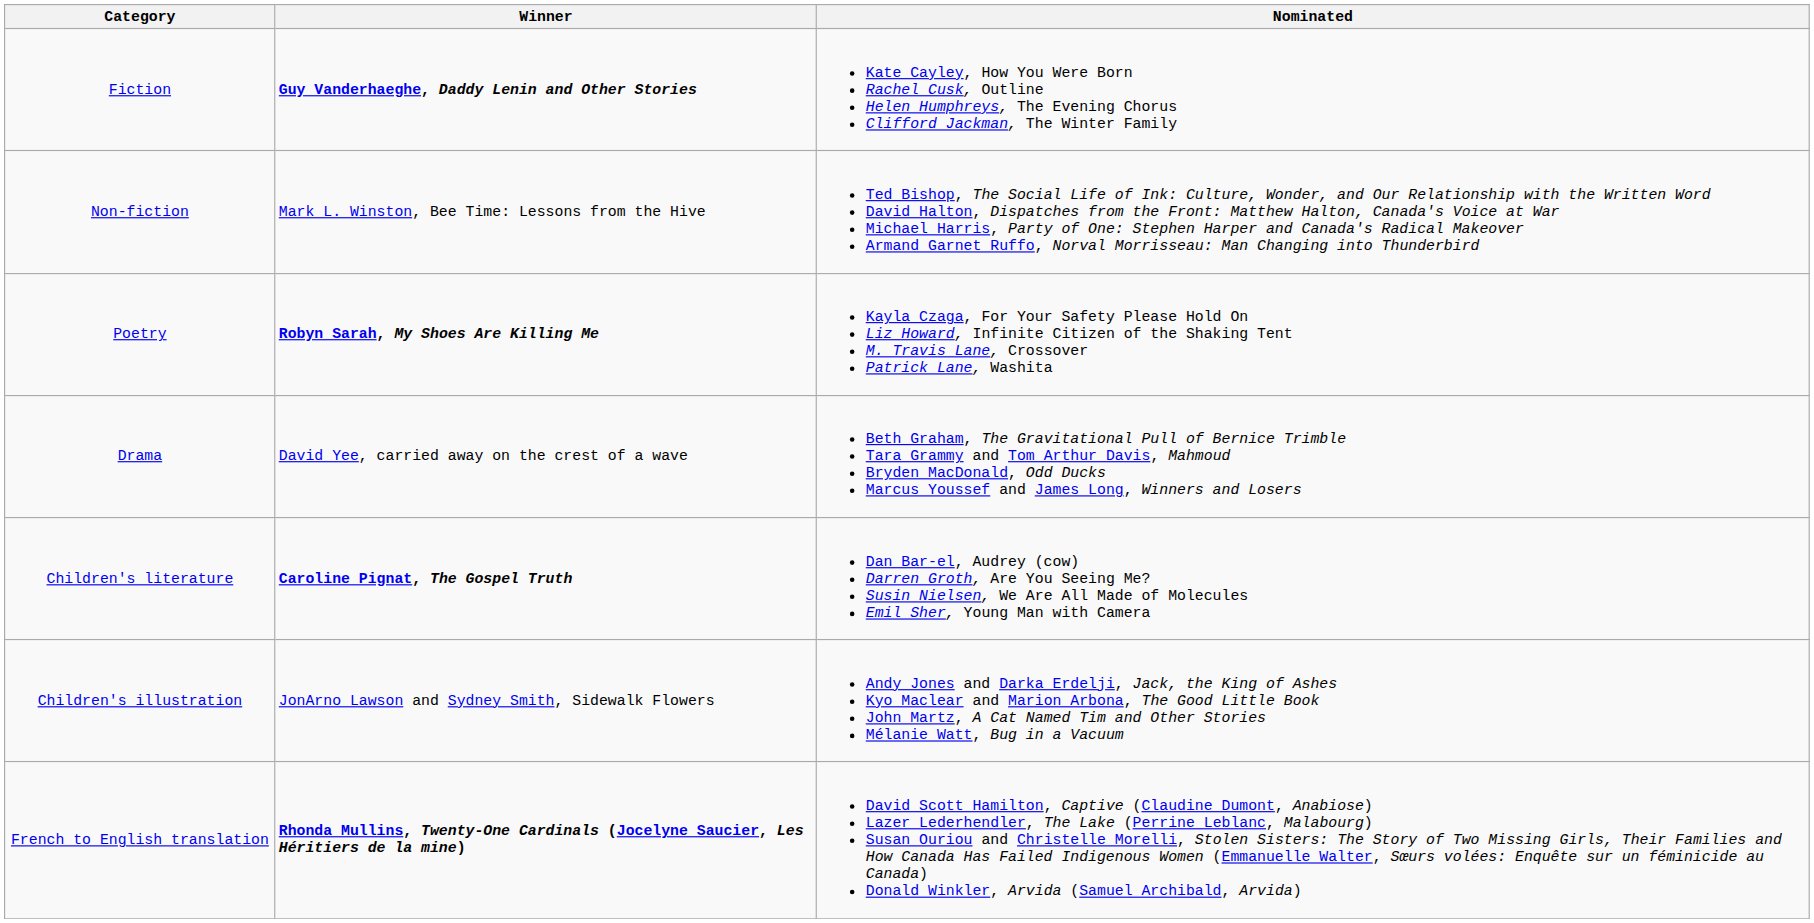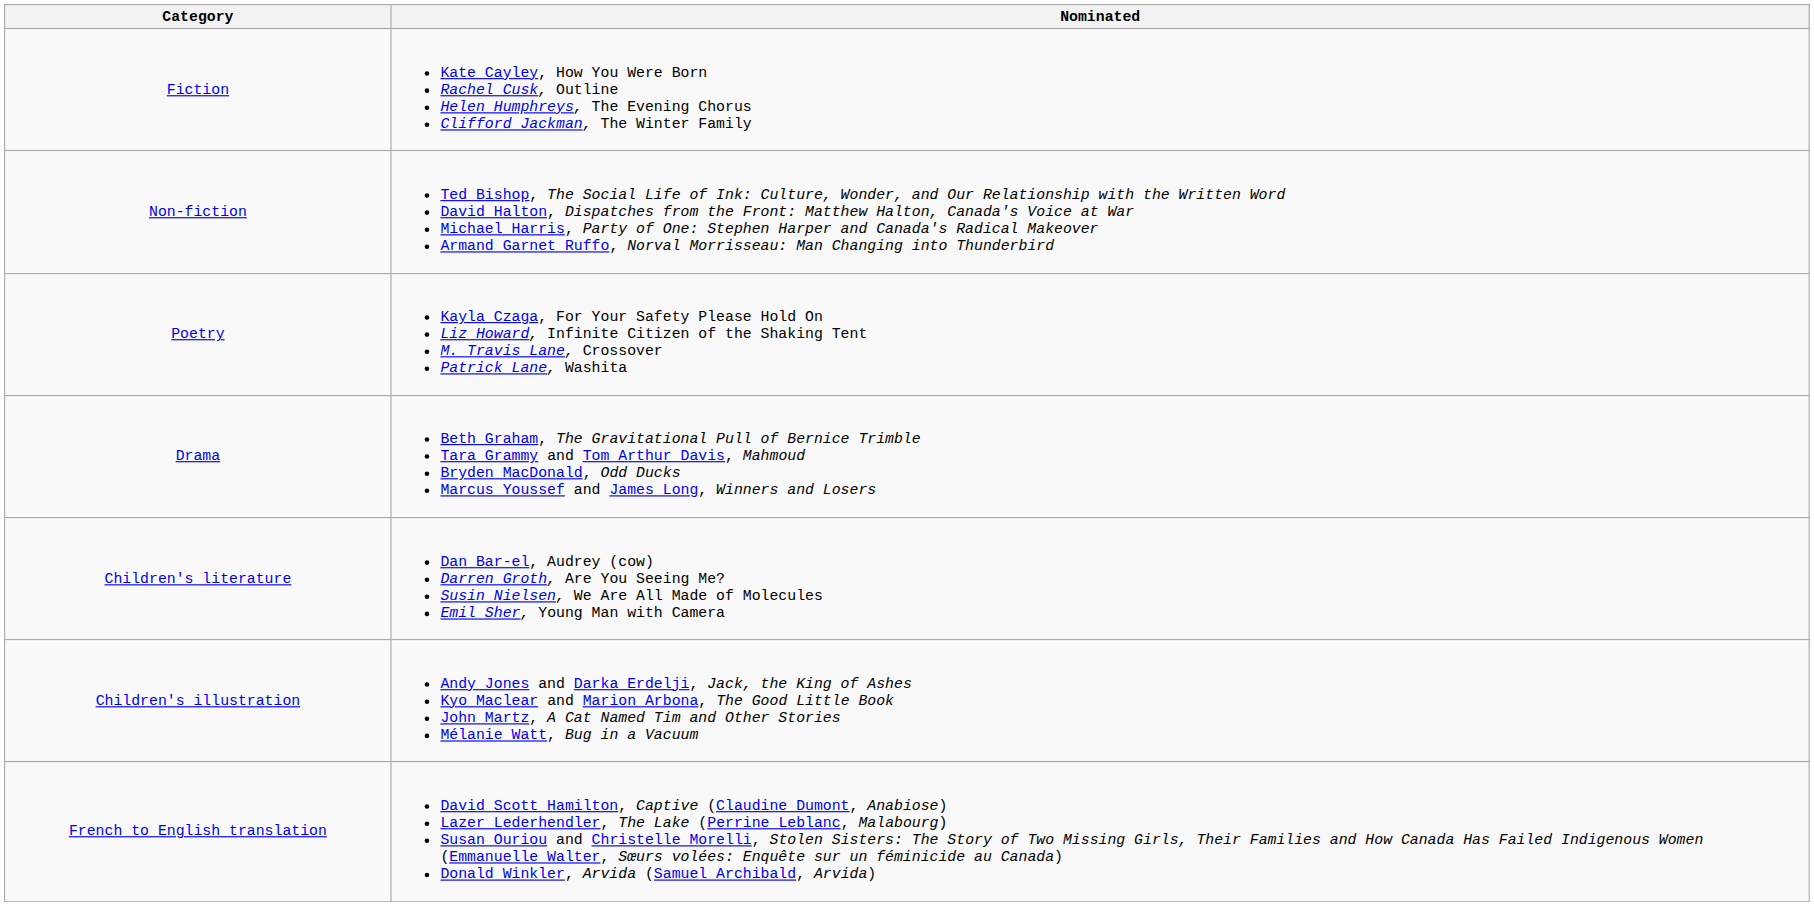- column: (546, 17)
